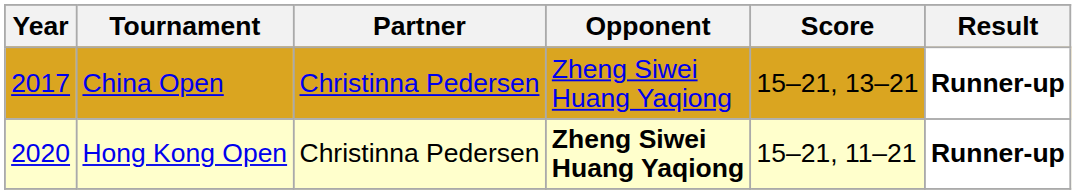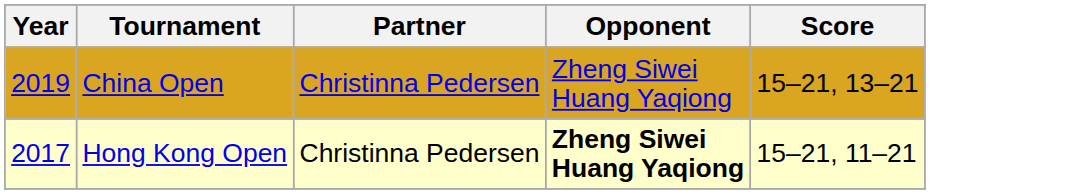- column: (998, 26)
(41, 83) 2017 -> (41, 83) 2019
(41, 154) 2020 -> (41, 154) 2017
